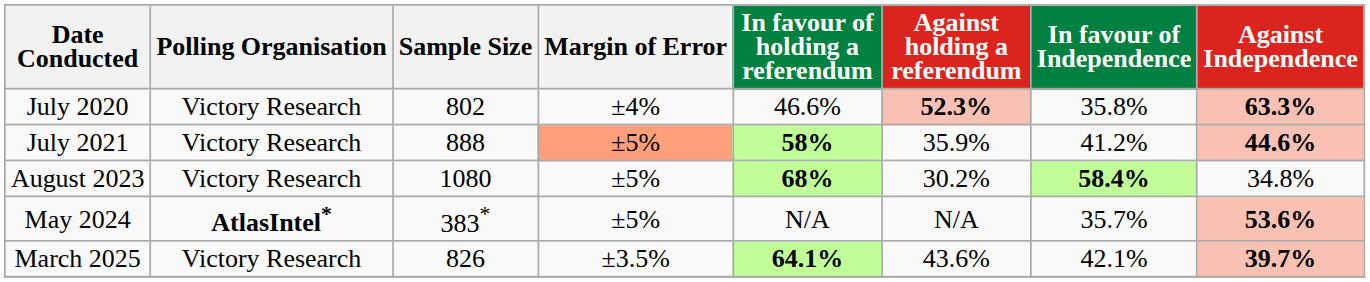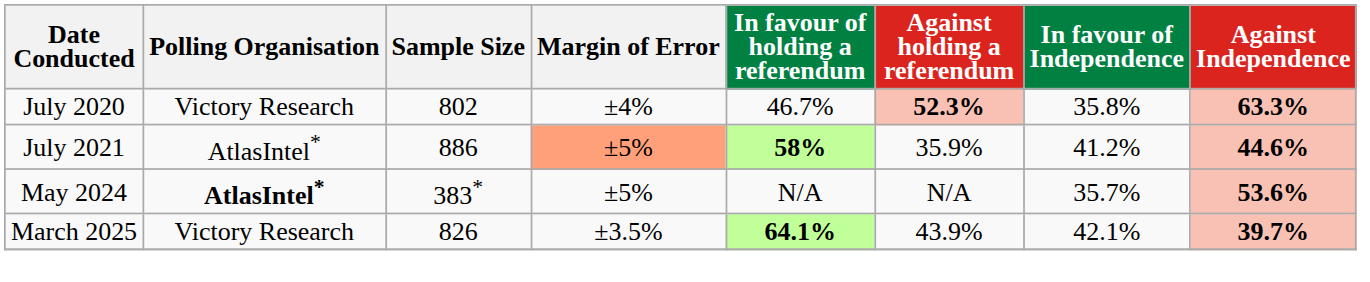(807, 106) 46.6% -> (800, 106) 46.7%
(272, 142) Victory Research -> (264, 148) AtlasIntel*
(465, 142) 888 -> (458, 146) 886
- row: (78, 178)
(956, 259) 43.6% -> (949, 231) 43.9%
